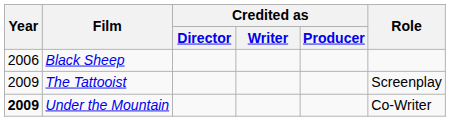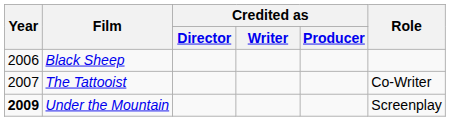(23, 82) 2009 -> (23, 82) 2007
(407, 82) Screenplay -> (401, 82) Co-Writer
(401, 104) Co-Writer -> (407, 104) Screenplay
